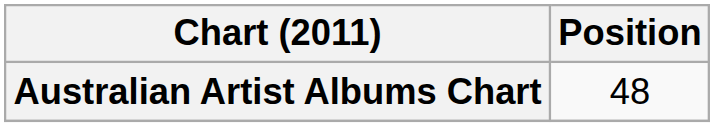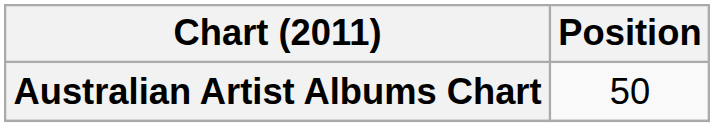(630, 90) 48 -> (630, 90) 50
